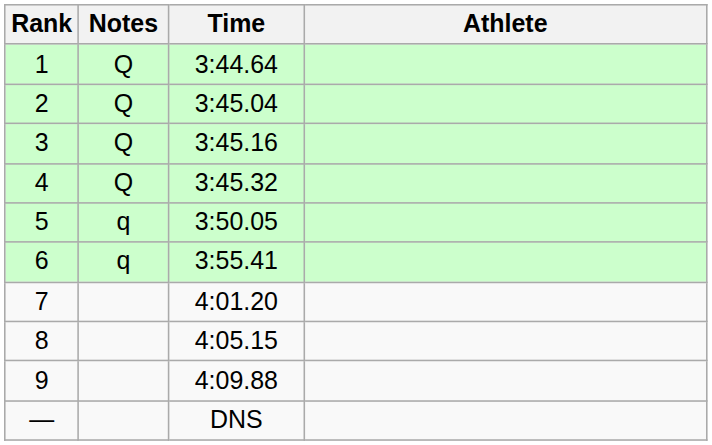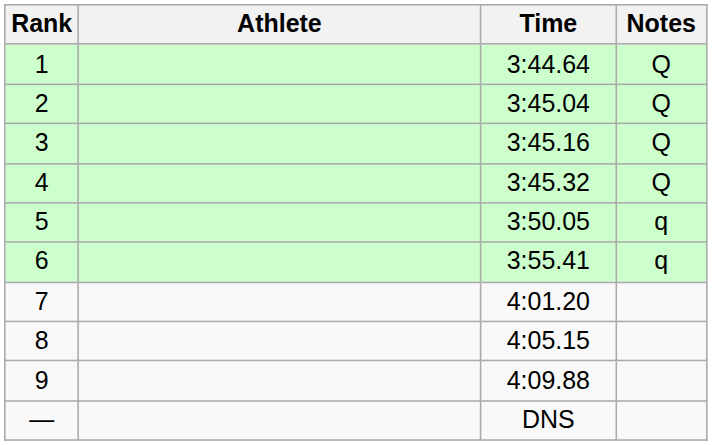columns swapped: (505, 24) <-> (123, 24)
